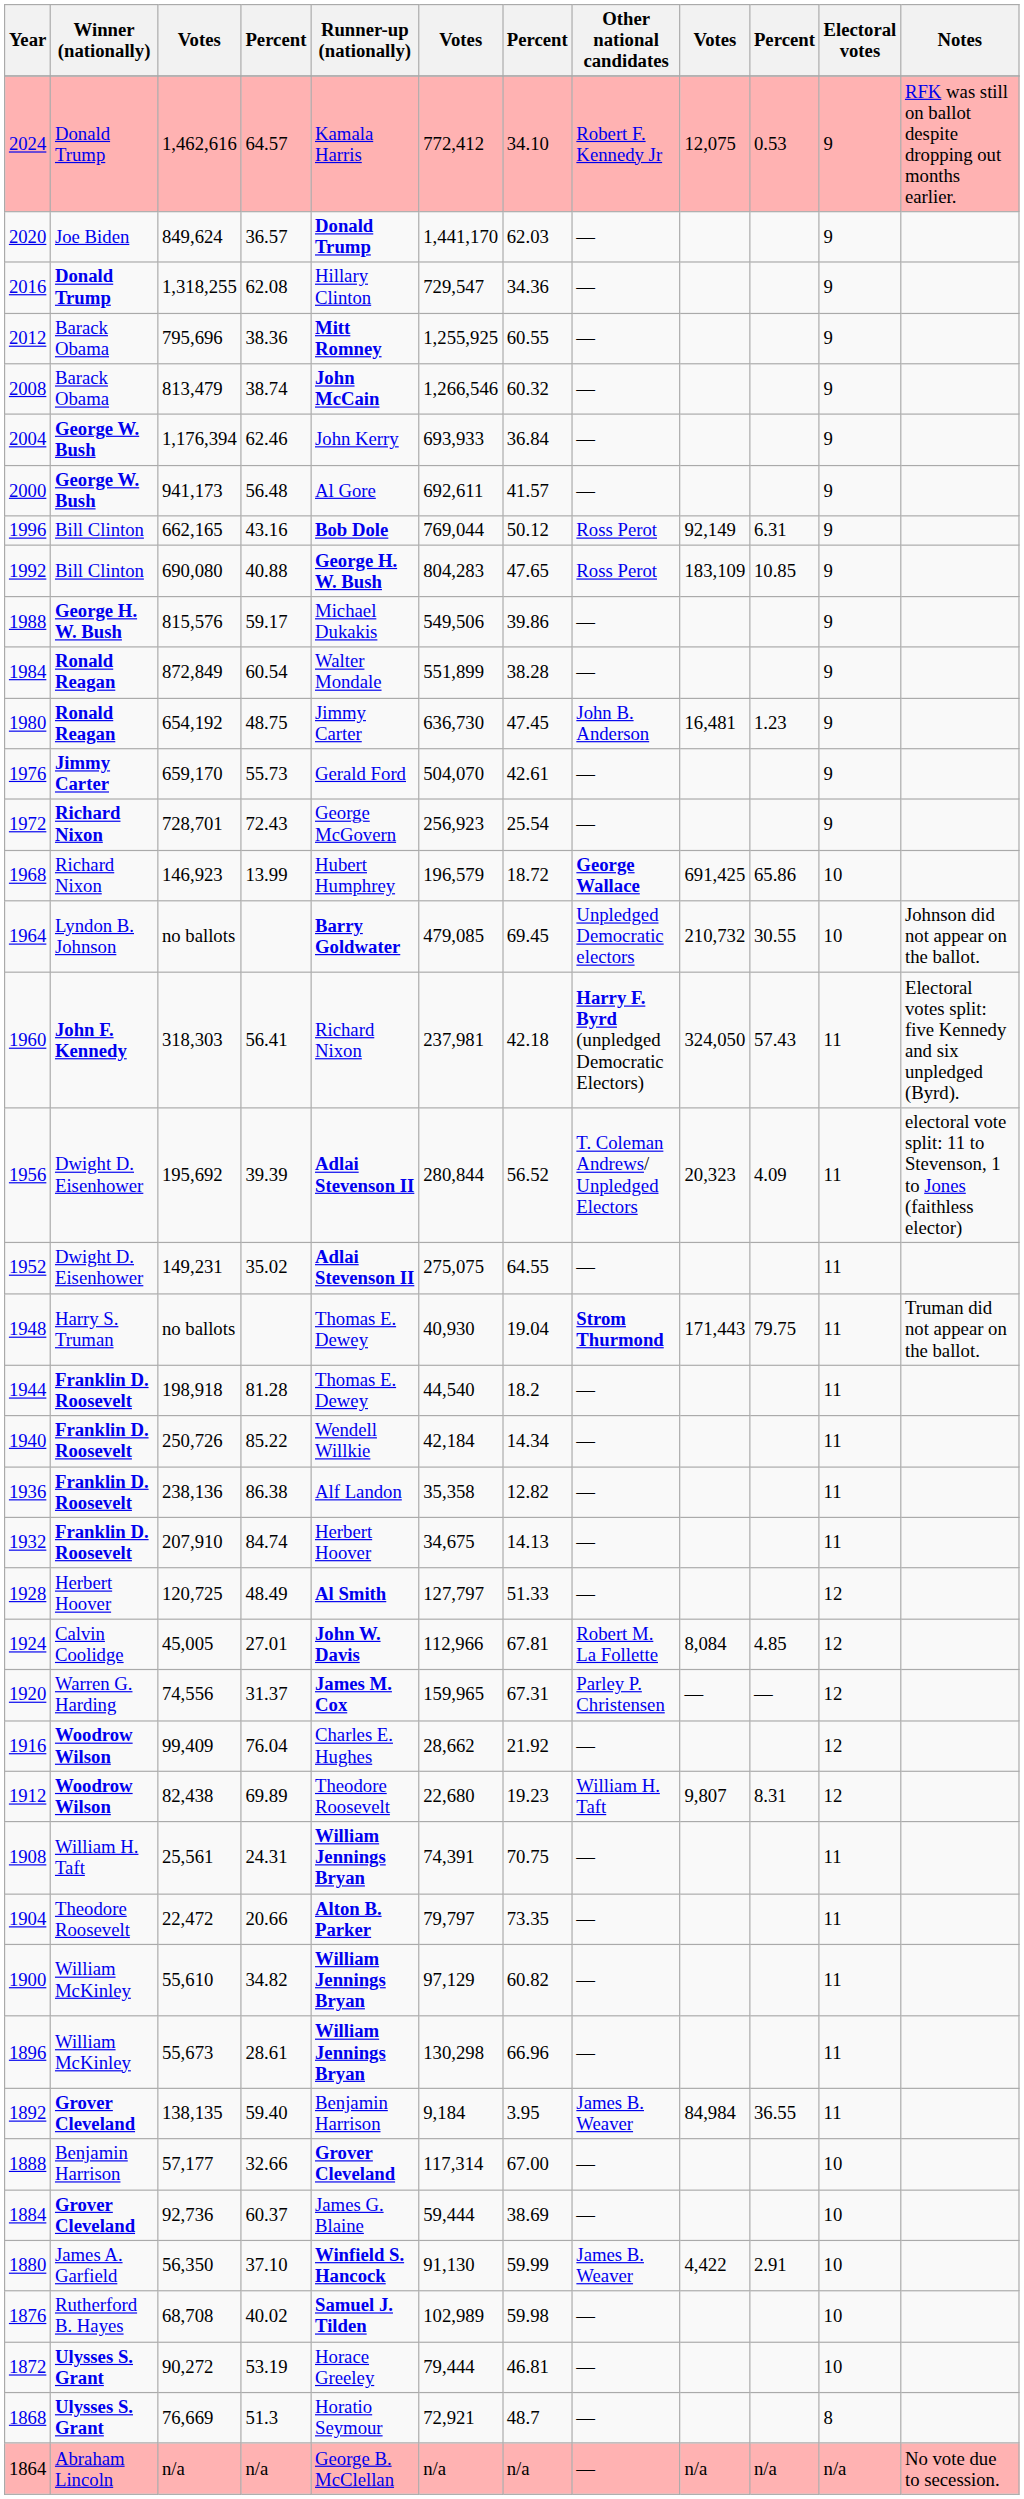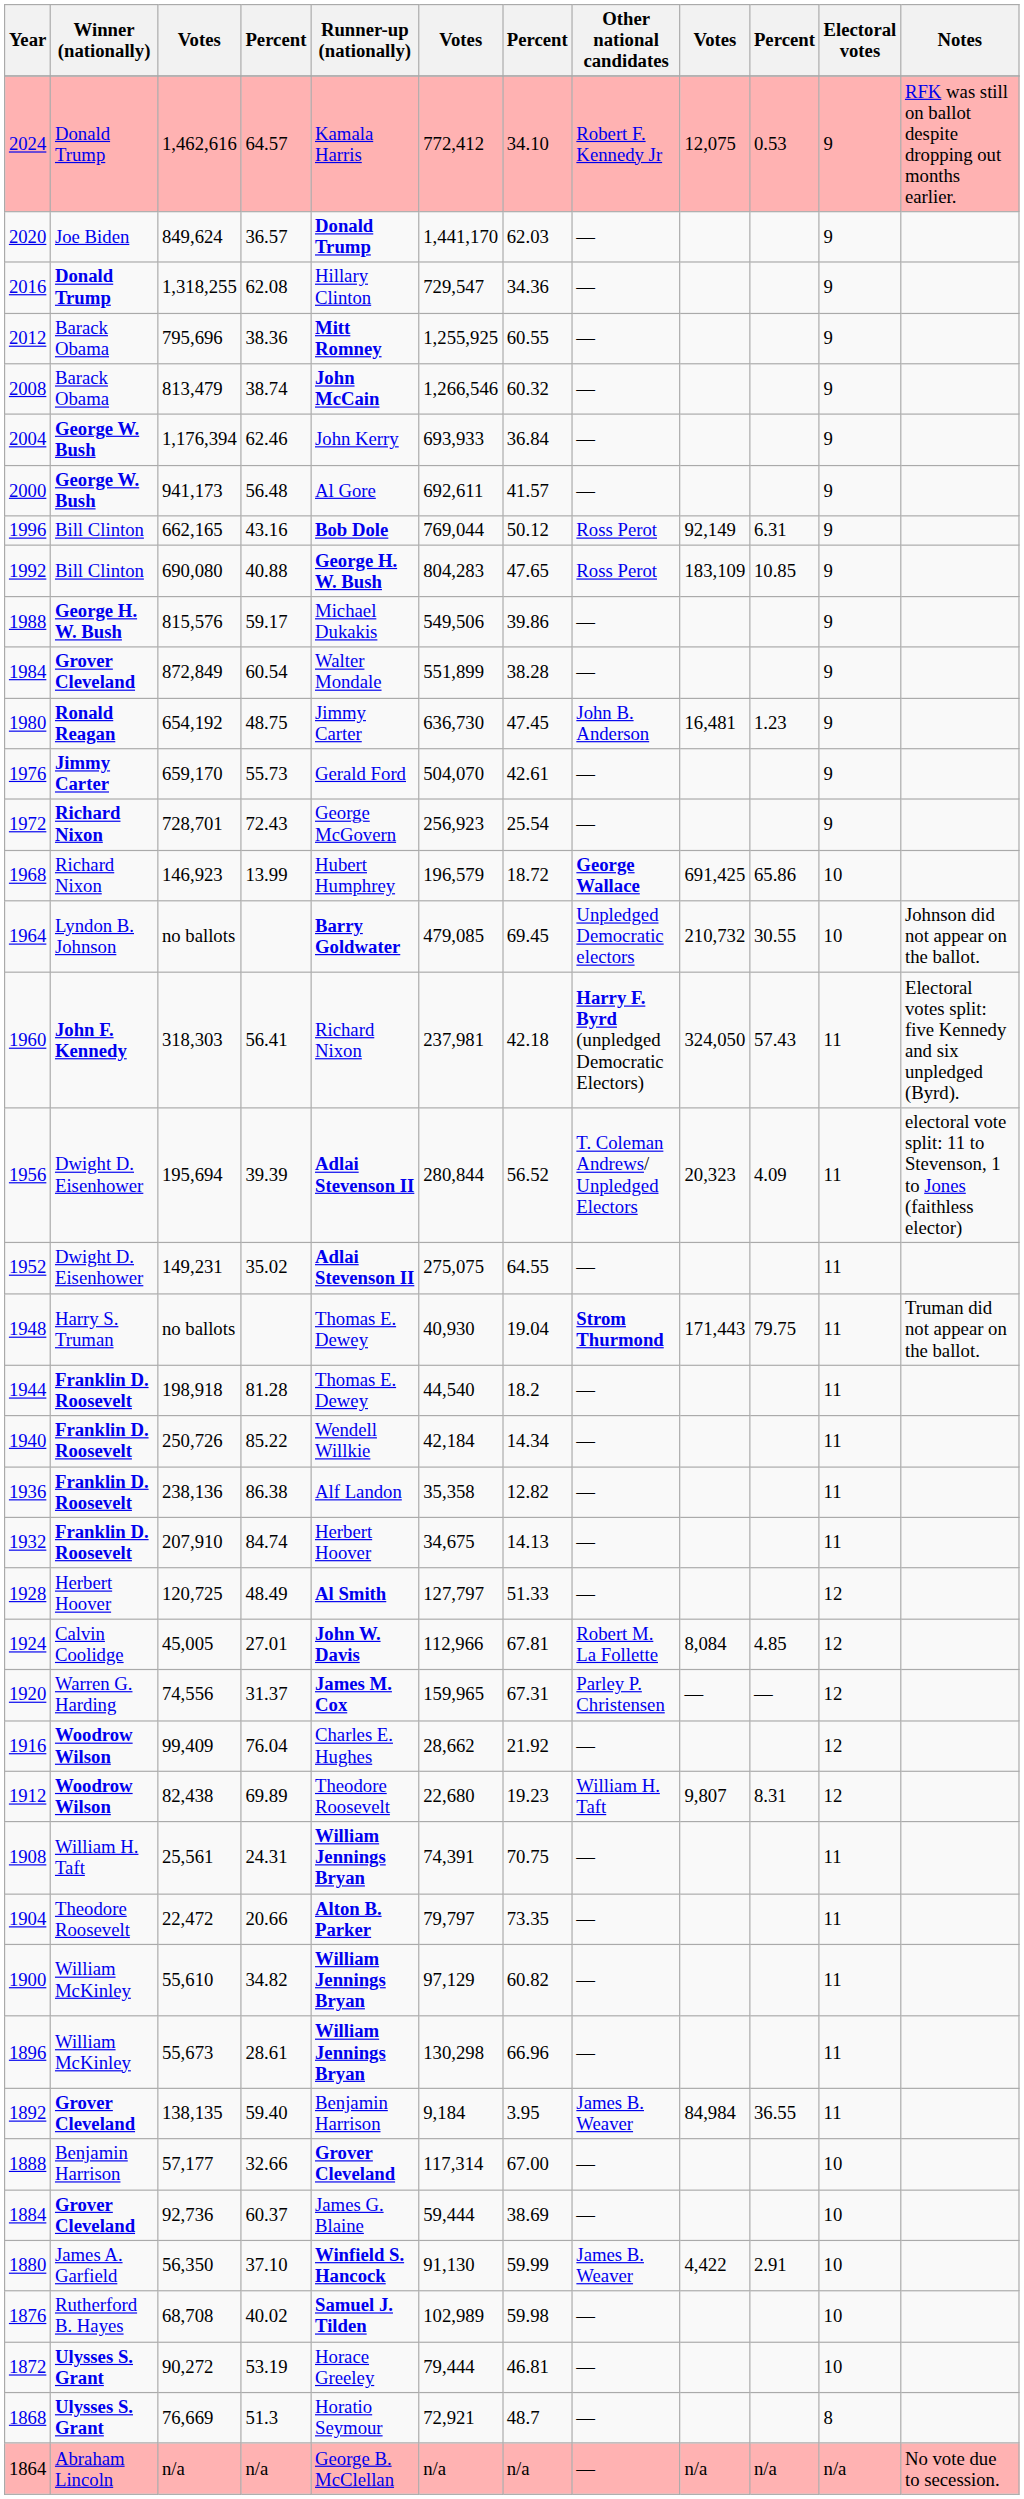(85, 672) Ronald Reagan -> (95, 672) Grover Cleveland
(192, 1175) 195,692 -> (192, 1175) 195,694
